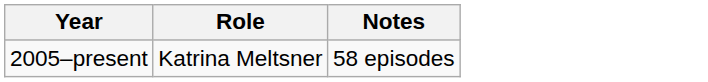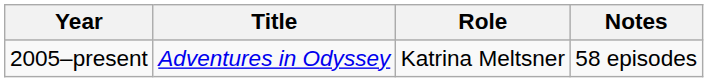+ column: (274, 22)
